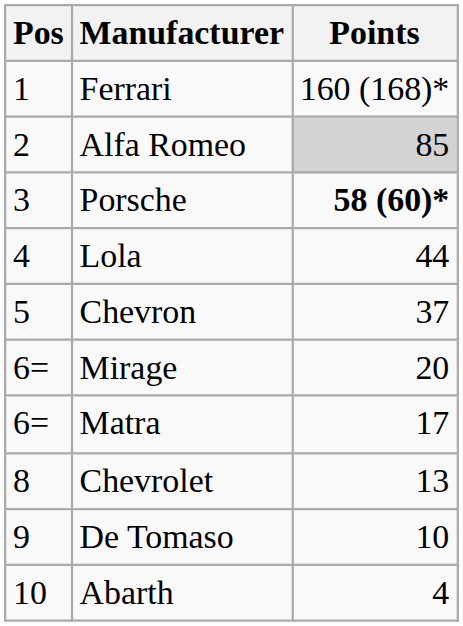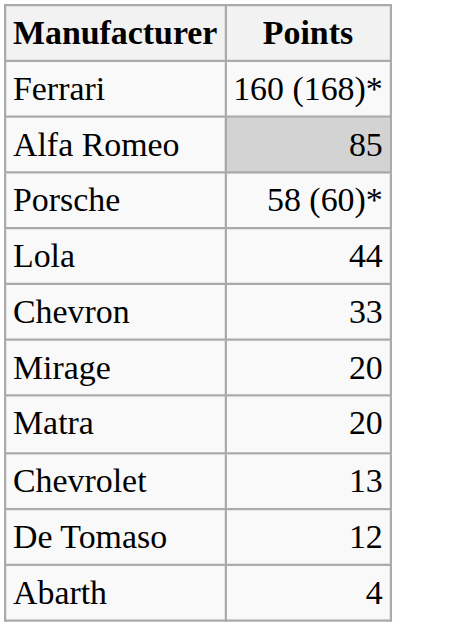- column: (38, 32)
(391, 200) bold -> (325, 200) normal
(432, 312) 37 -> (366, 312) 33
(432, 423) 17 -> (366, 423) 20
(432, 535) 10 -> (366, 535) 12
